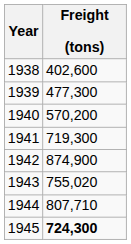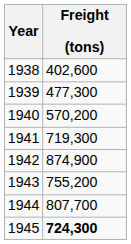(72, 183) 755,020 -> (72, 183) 755,200
(72, 205) 807,710 -> (72, 205) 807,700
